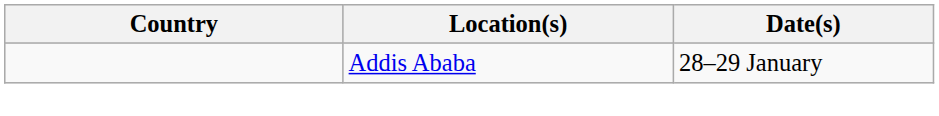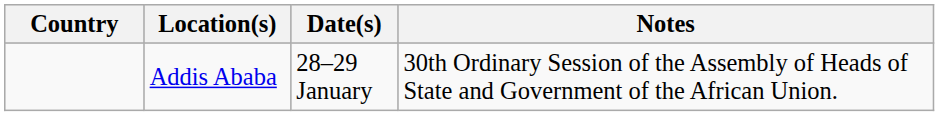+ column: (666, 23)
